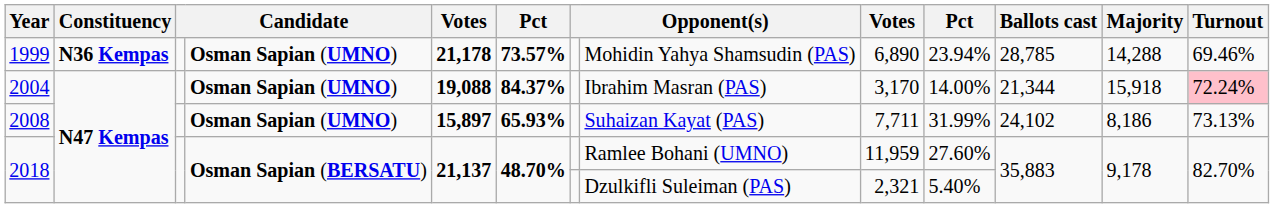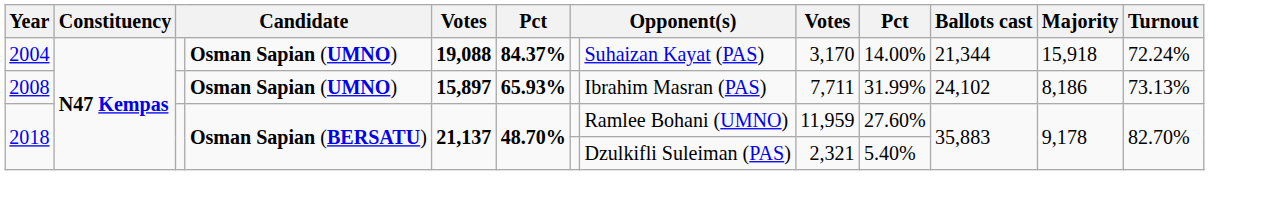- row: (29, 54)
(675, 87) Ibrahim Masran (PAS) -> (674, 54) Suhaizan Kayat (PAS)
(1224, 87) pink background -> (1159, 54) no background
(674, 120) Suhaizan Kayat (PAS) -> (675, 87) Ibrahim Masran (PAS)
